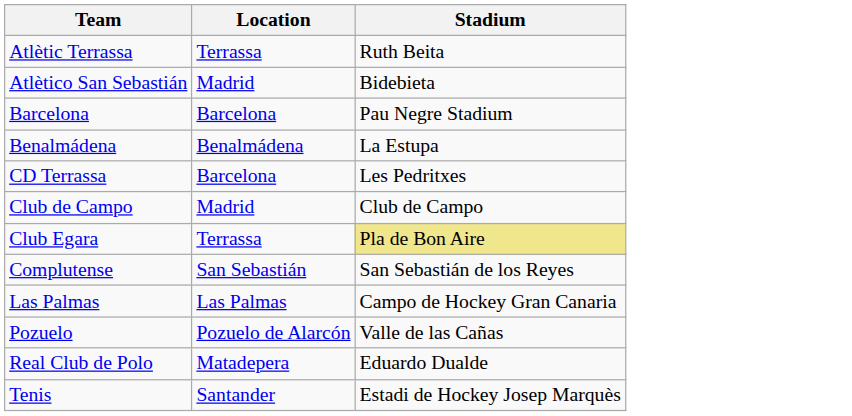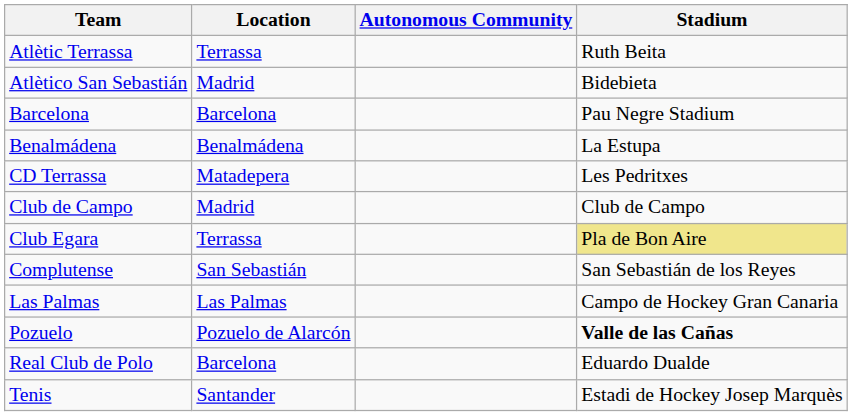+ column: (466, 20)
(236, 176) Barcelona -> (243, 176) Matadepera
(431, 332) normal -> (657, 332) bold
(243, 363) Matadepera -> (236, 363) Barcelona
